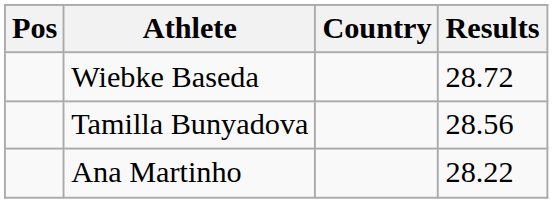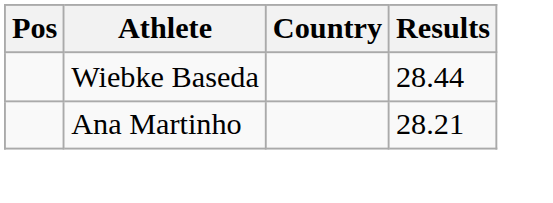(480, 76) 28.72 -> (430, 76) 28.44
- row: (190, 124)
(480, 172) 28.22 -> (430, 124) 28.21
